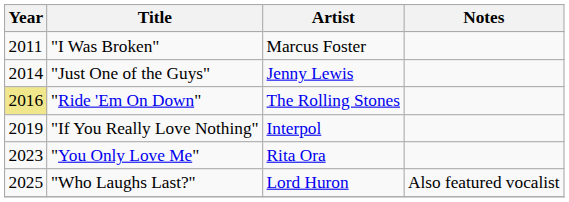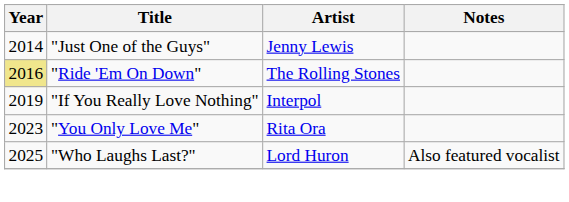- row: (105, 45)
